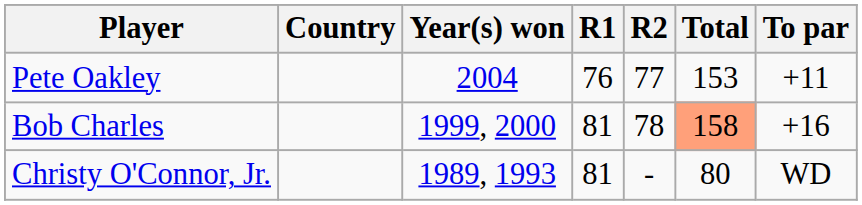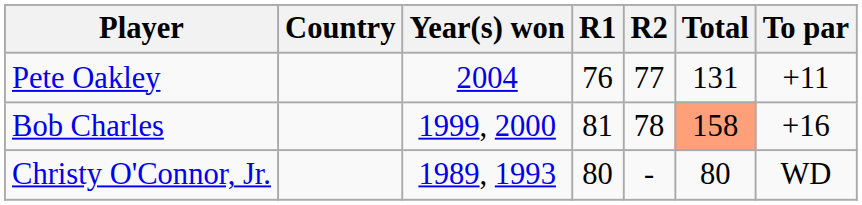(715, 77) 153 -> (715, 77) 131
(598, 174) 81 -> (598, 174) 80
